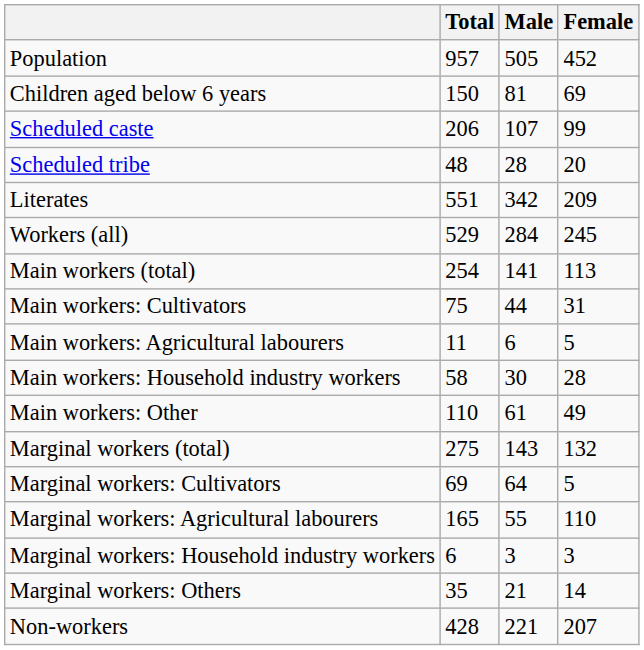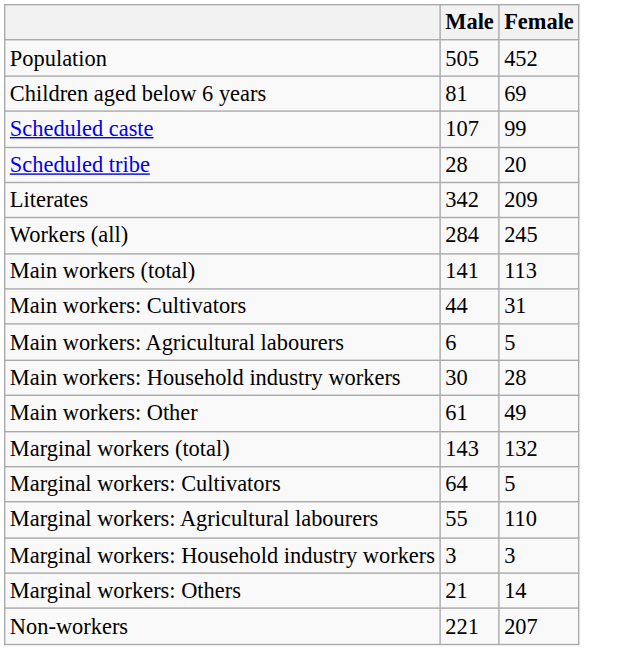- column: (470, 22)
